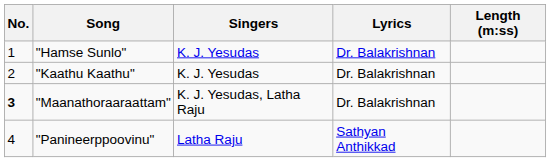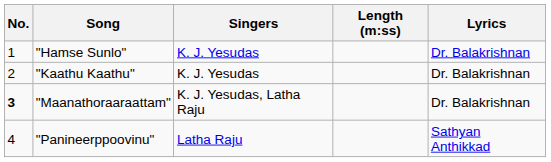columns swapped: (392, 23) <-> (498, 23)
